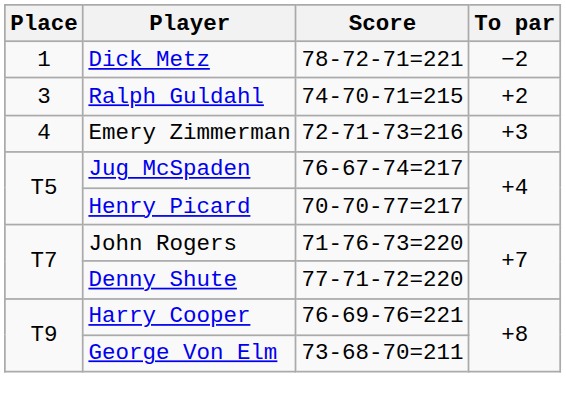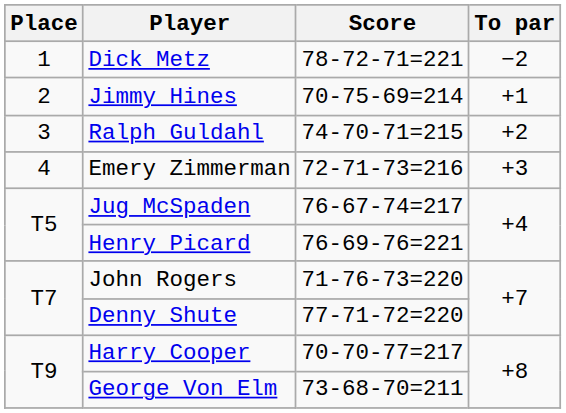+ row: (163, 97)
(383, 206) 70-70-77=217 -> (383, 243) 76-69-76=221
(383, 316) 76-69-76=221 -> (383, 353) 70-70-77=217
